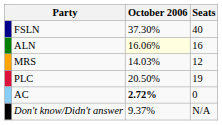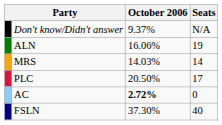rows swapped: (27, 29) <-> (69, 111)
(144, 45) lightyellow background -> (144, 45) no background
(198, 45) 16 -> (198, 45) 19
(198, 62) 12 -> (198, 62) 14
(198, 78) 19 -> (198, 78) 17
